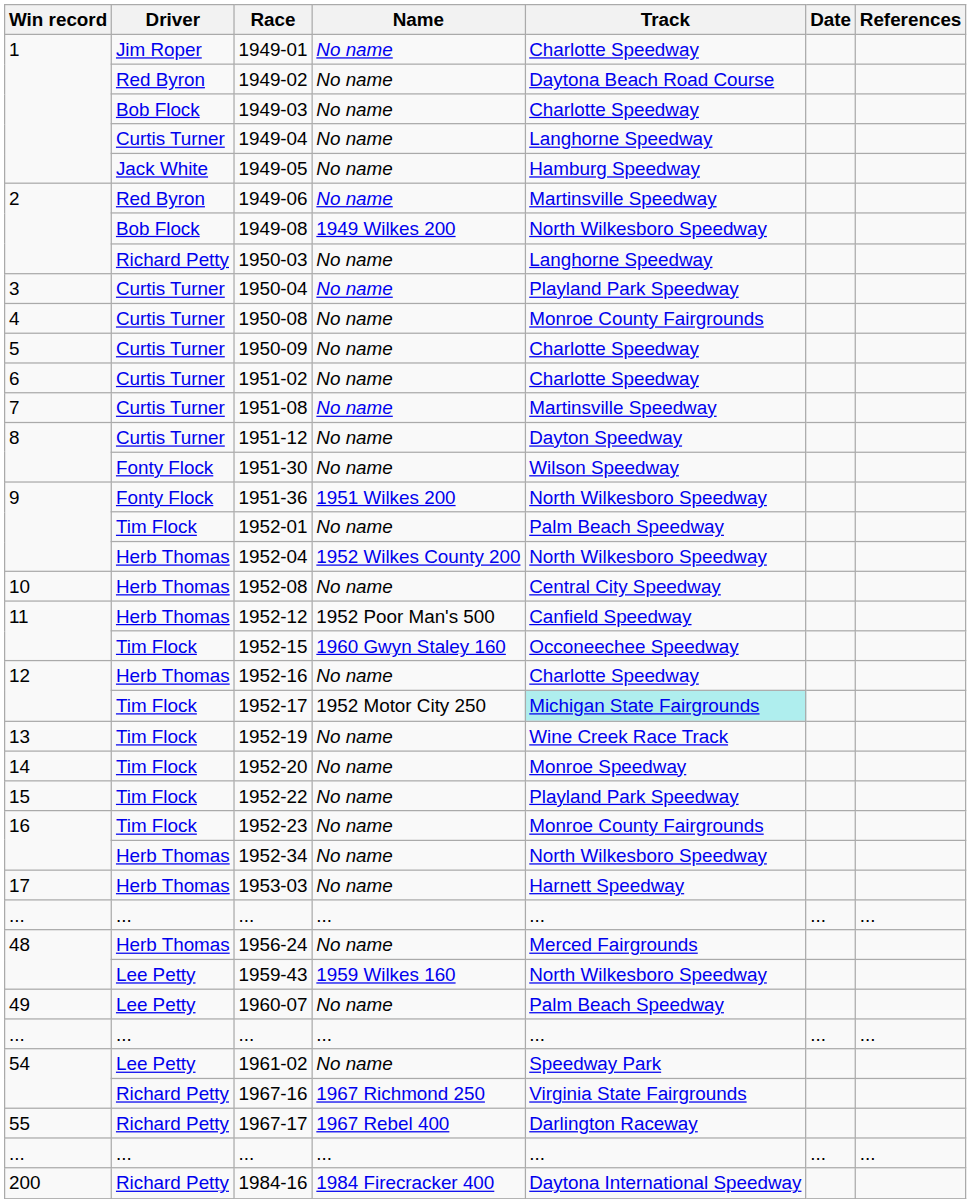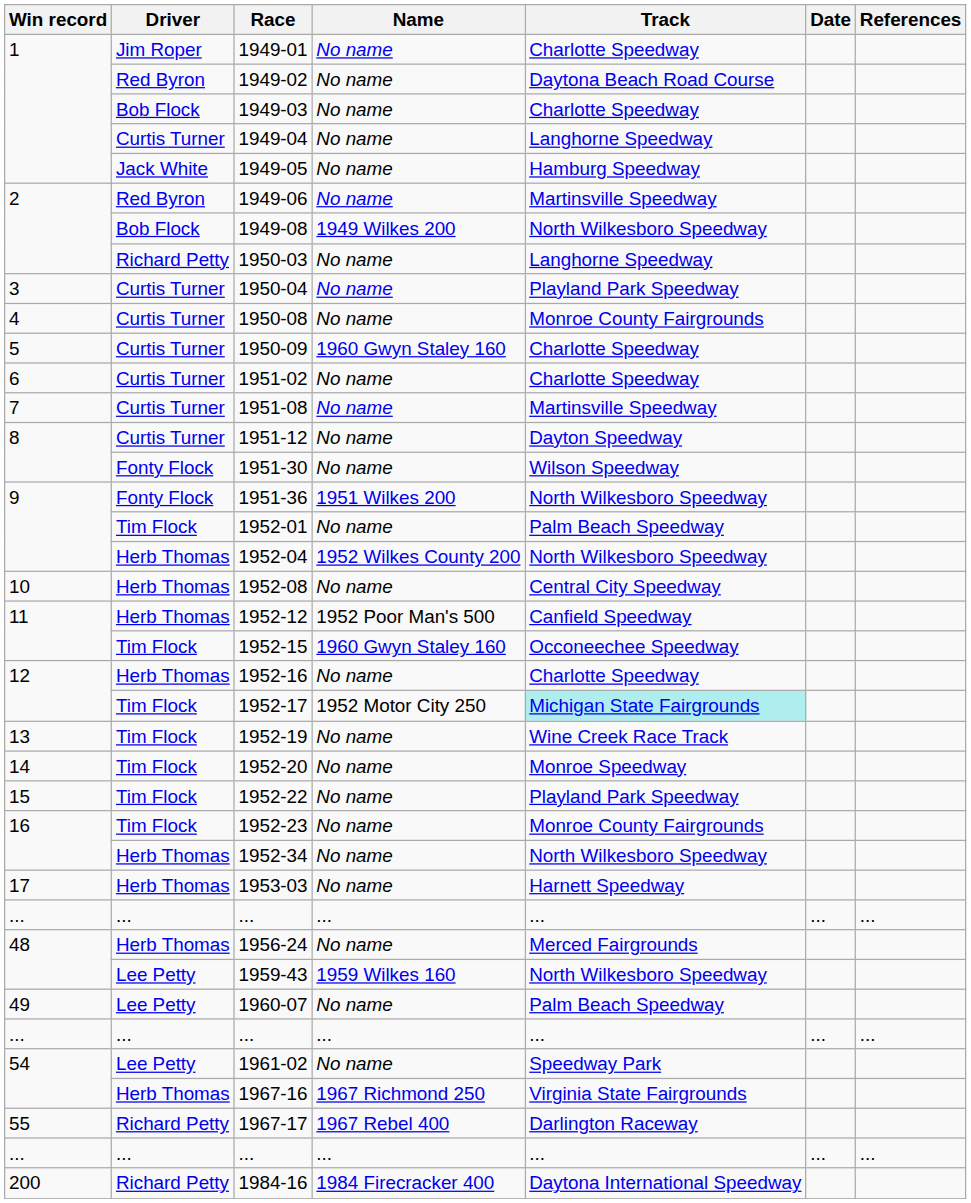(355, 348) No name -> (411, 348) 1960 Gwyn Staley 160
(172, 1094) Richard Petty -> (173, 1094) Herb Thomas
